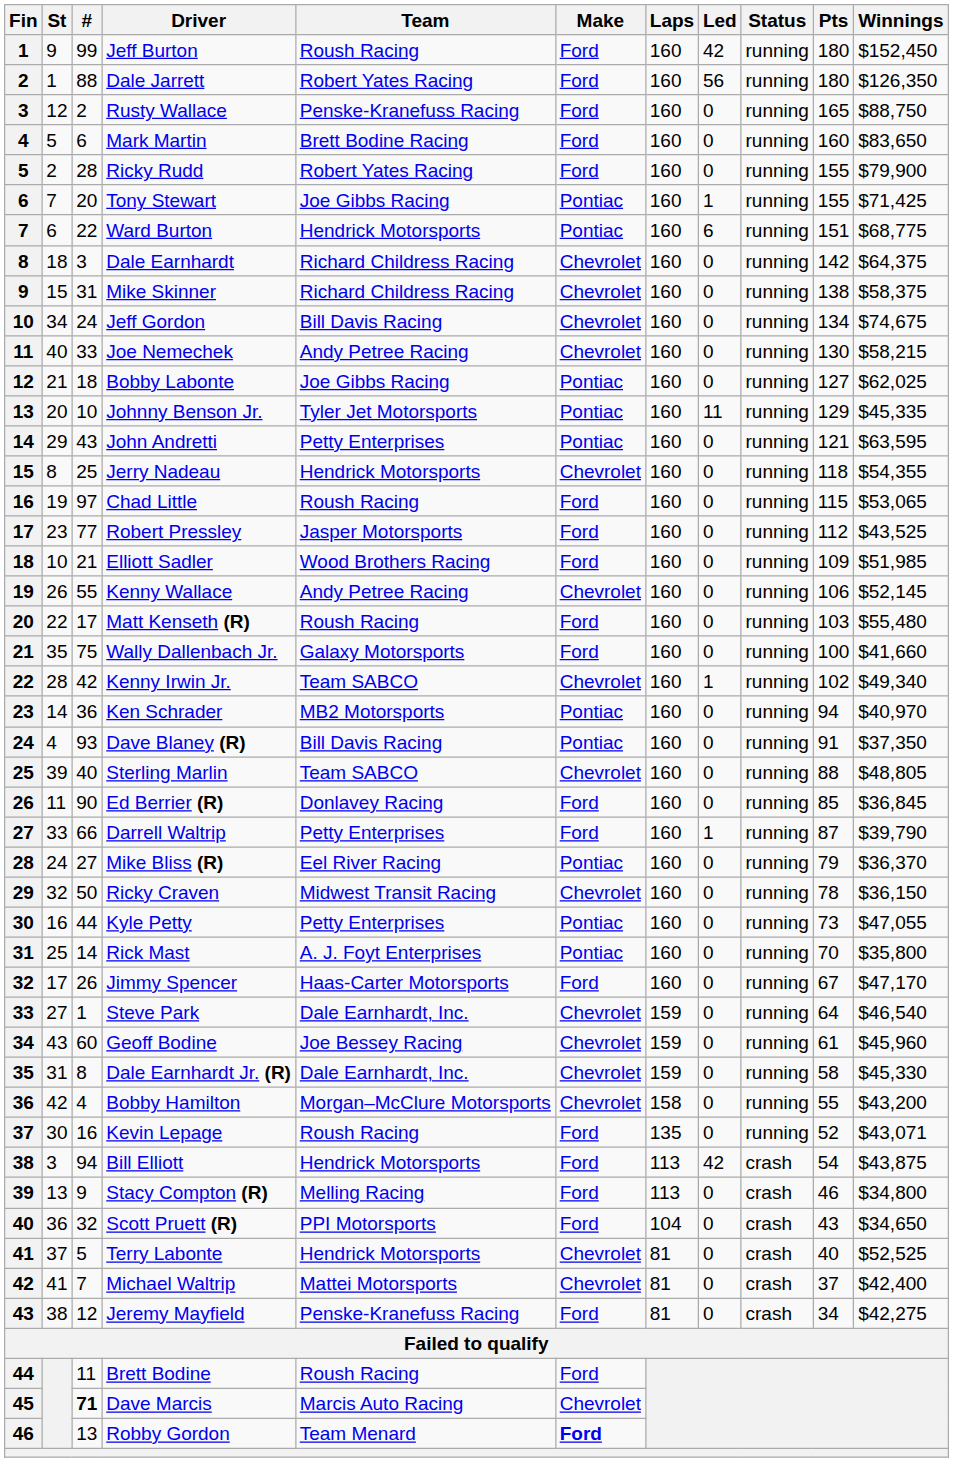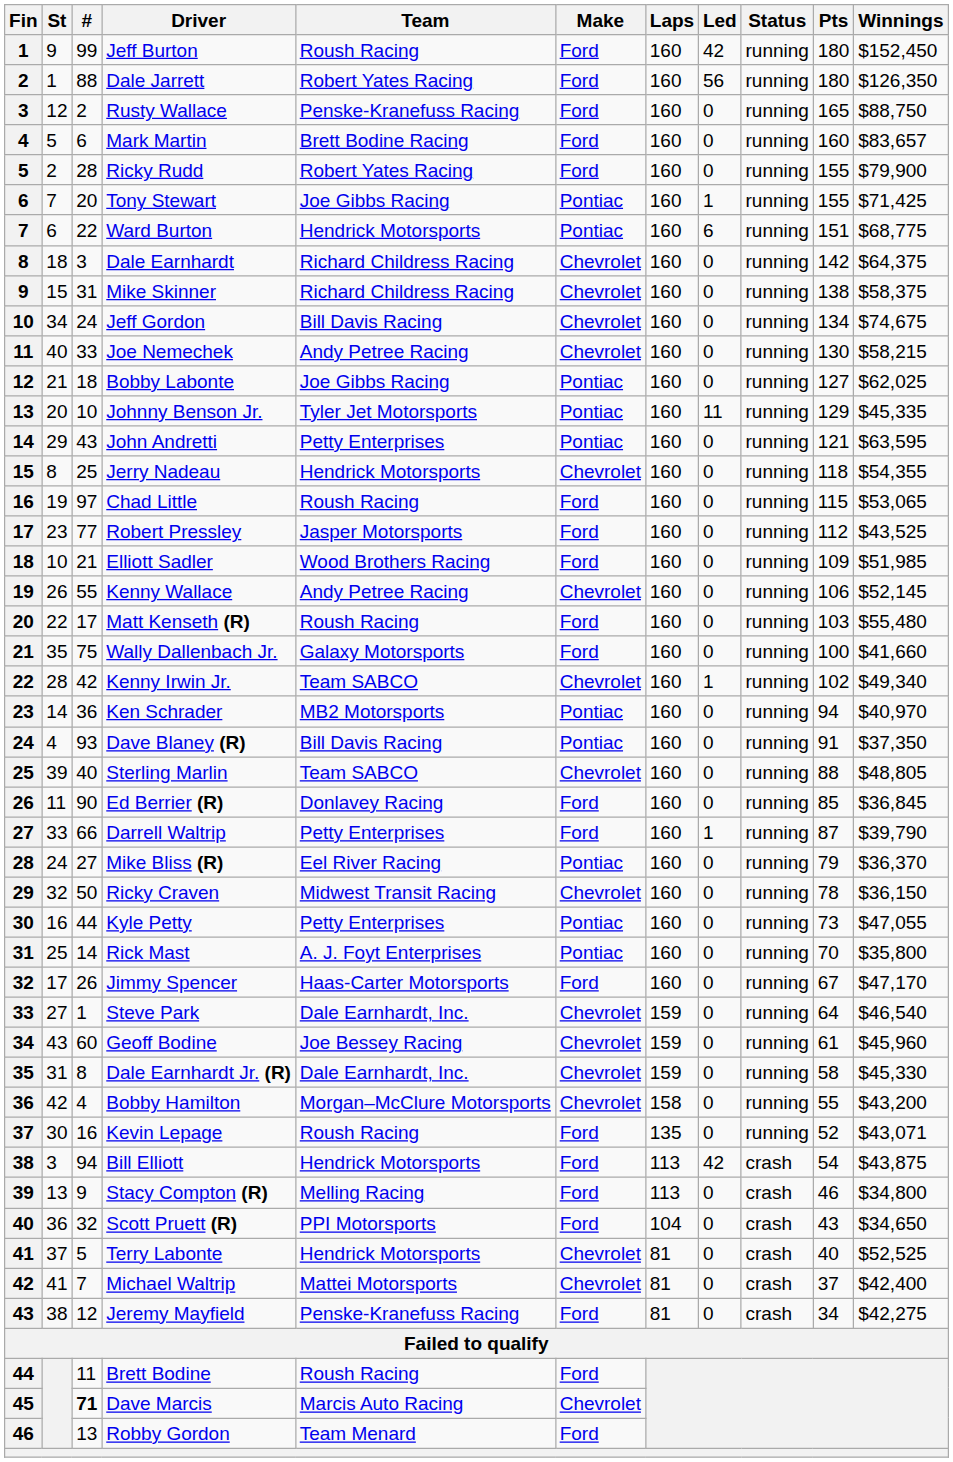(893, 140) $83,650 -> (893, 140) $83,657
(581, 1434) bold -> (579, 1434) normal
